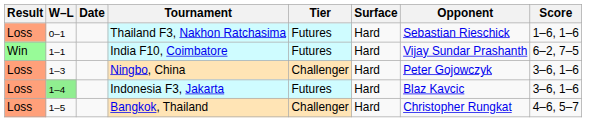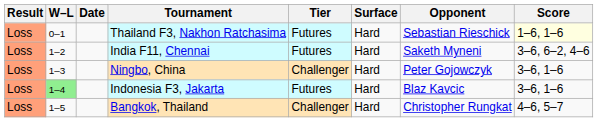(556, 32) no background -> (540, 32) lightyellow background
- row: (169, 51)
+ row: (160, 51)
